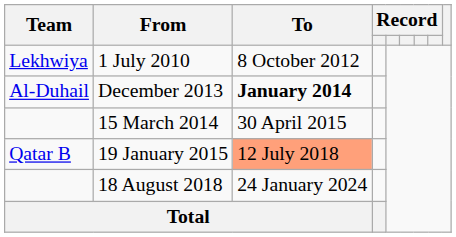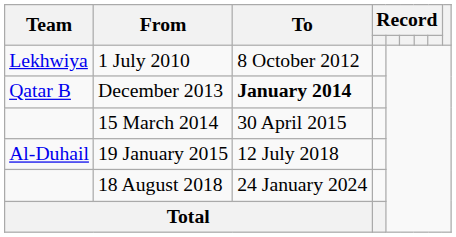(49, 91) Al-Duhail -> (40, 91) Qatar B
(40, 154) Qatar B -> (49, 154) Al-Duhail
(288, 154) lightsalmon background -> (288, 154) no background
